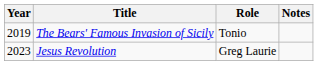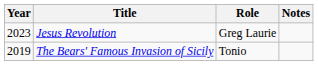rows swapped: (125, 32) <-> (76, 51)
